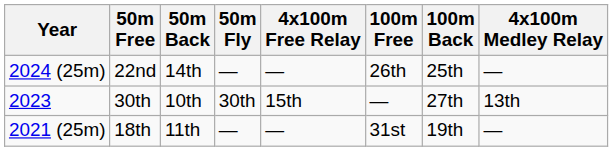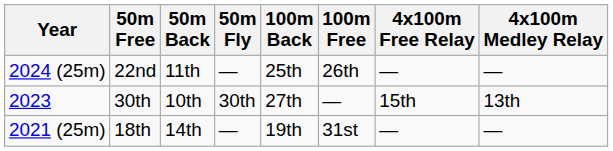columns swapped: (451, 30) <-> (313, 30)
(183, 70) 14th -> (183, 70) 11th
(183, 130) 11th -> (183, 130) 14th
